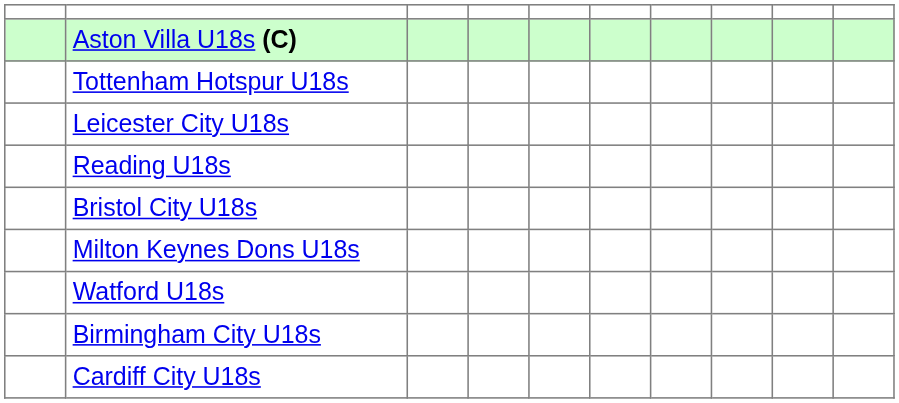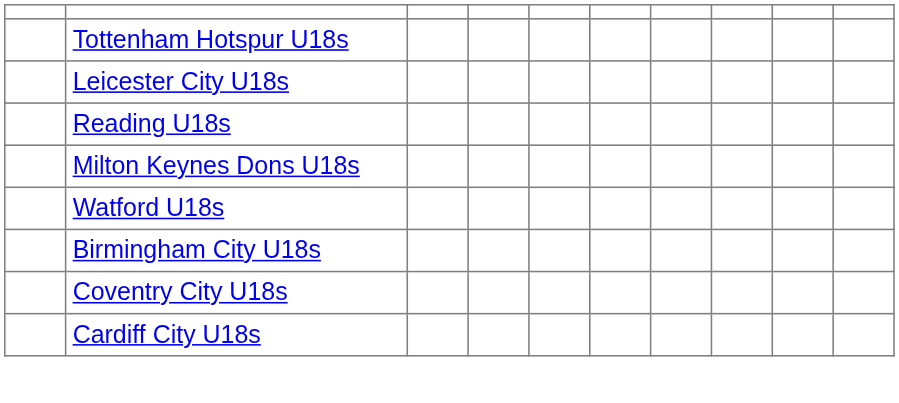- row: (185, 39)
- row: (165, 208)
+ row: (180, 292)
